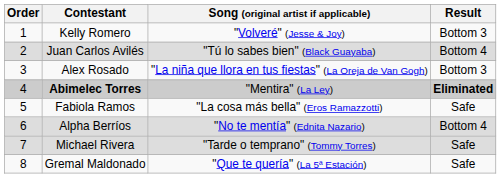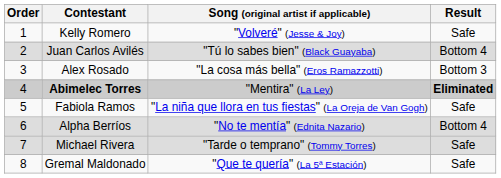(463, 32) Bottom 3 -> (463, 32) Safe
(289, 70) "La niña que llora en tus fiestas" (La Oreja de Van Gogh) -> (289, 70) "La cosa más bella" (Eros Ramazzotti)
(289, 107) "La cosa más bella" (Eros Ramazzotti) -> (289, 107) "La niña que llora en tus fiestas" (La Oreja de Van Gogh)
